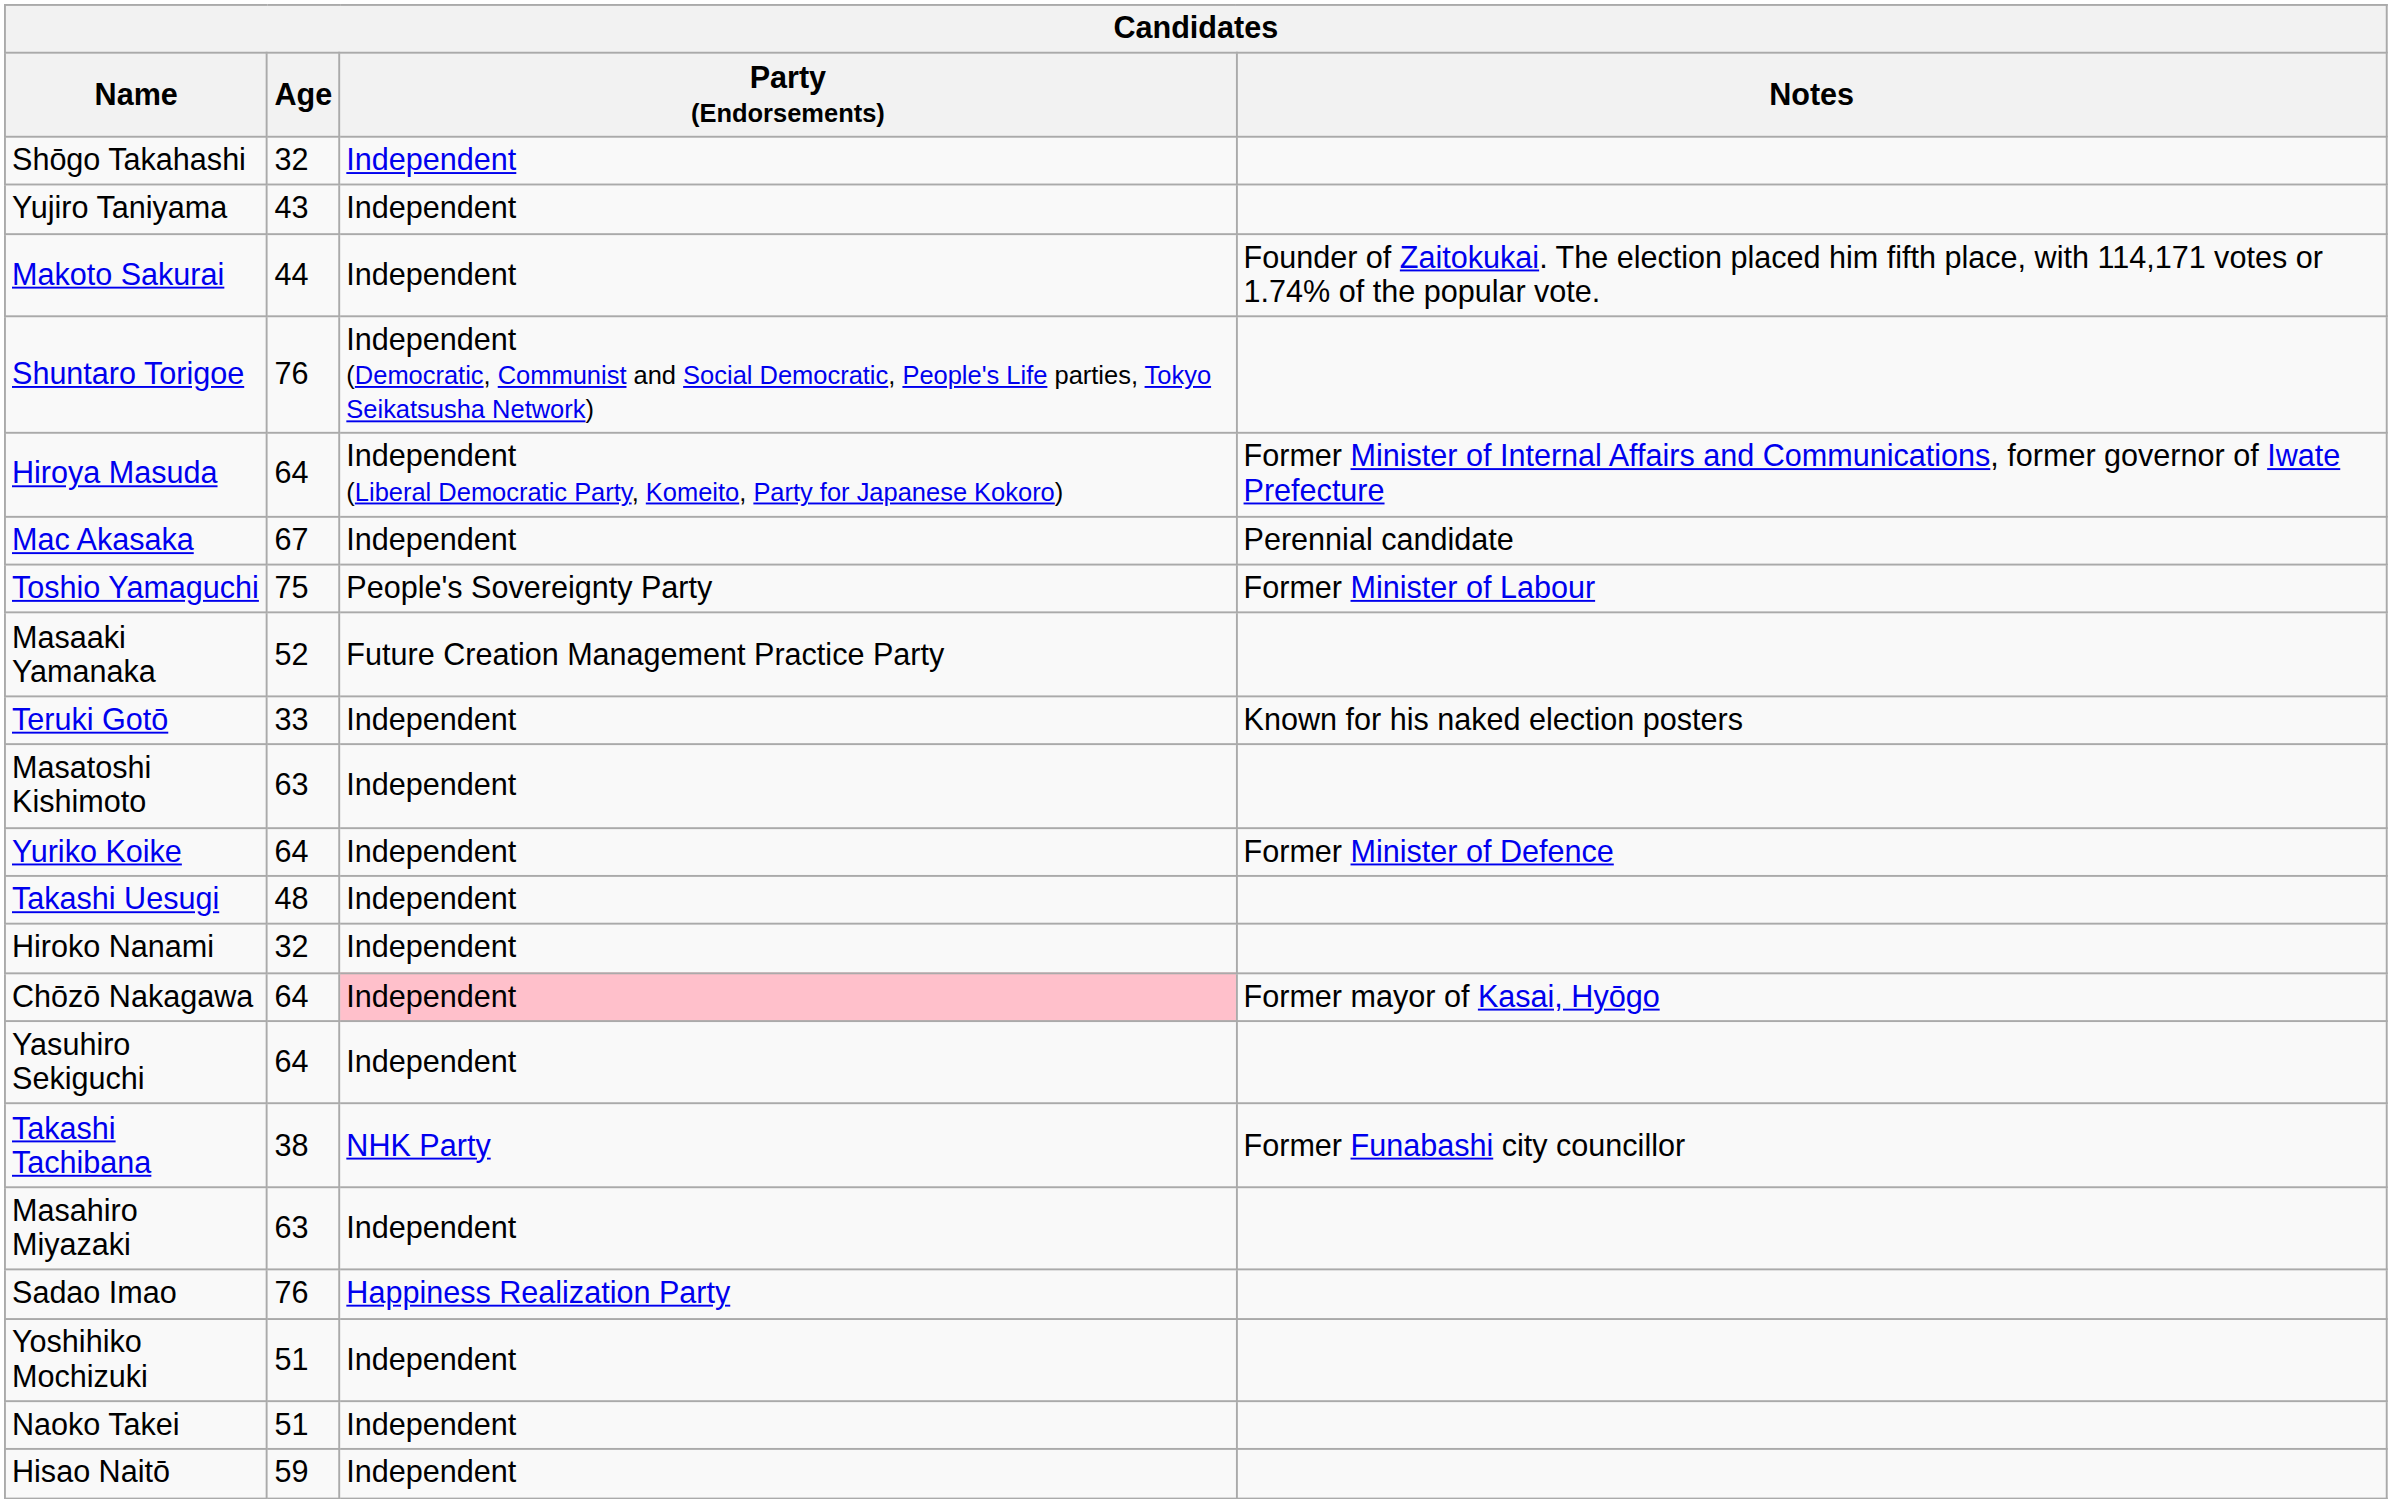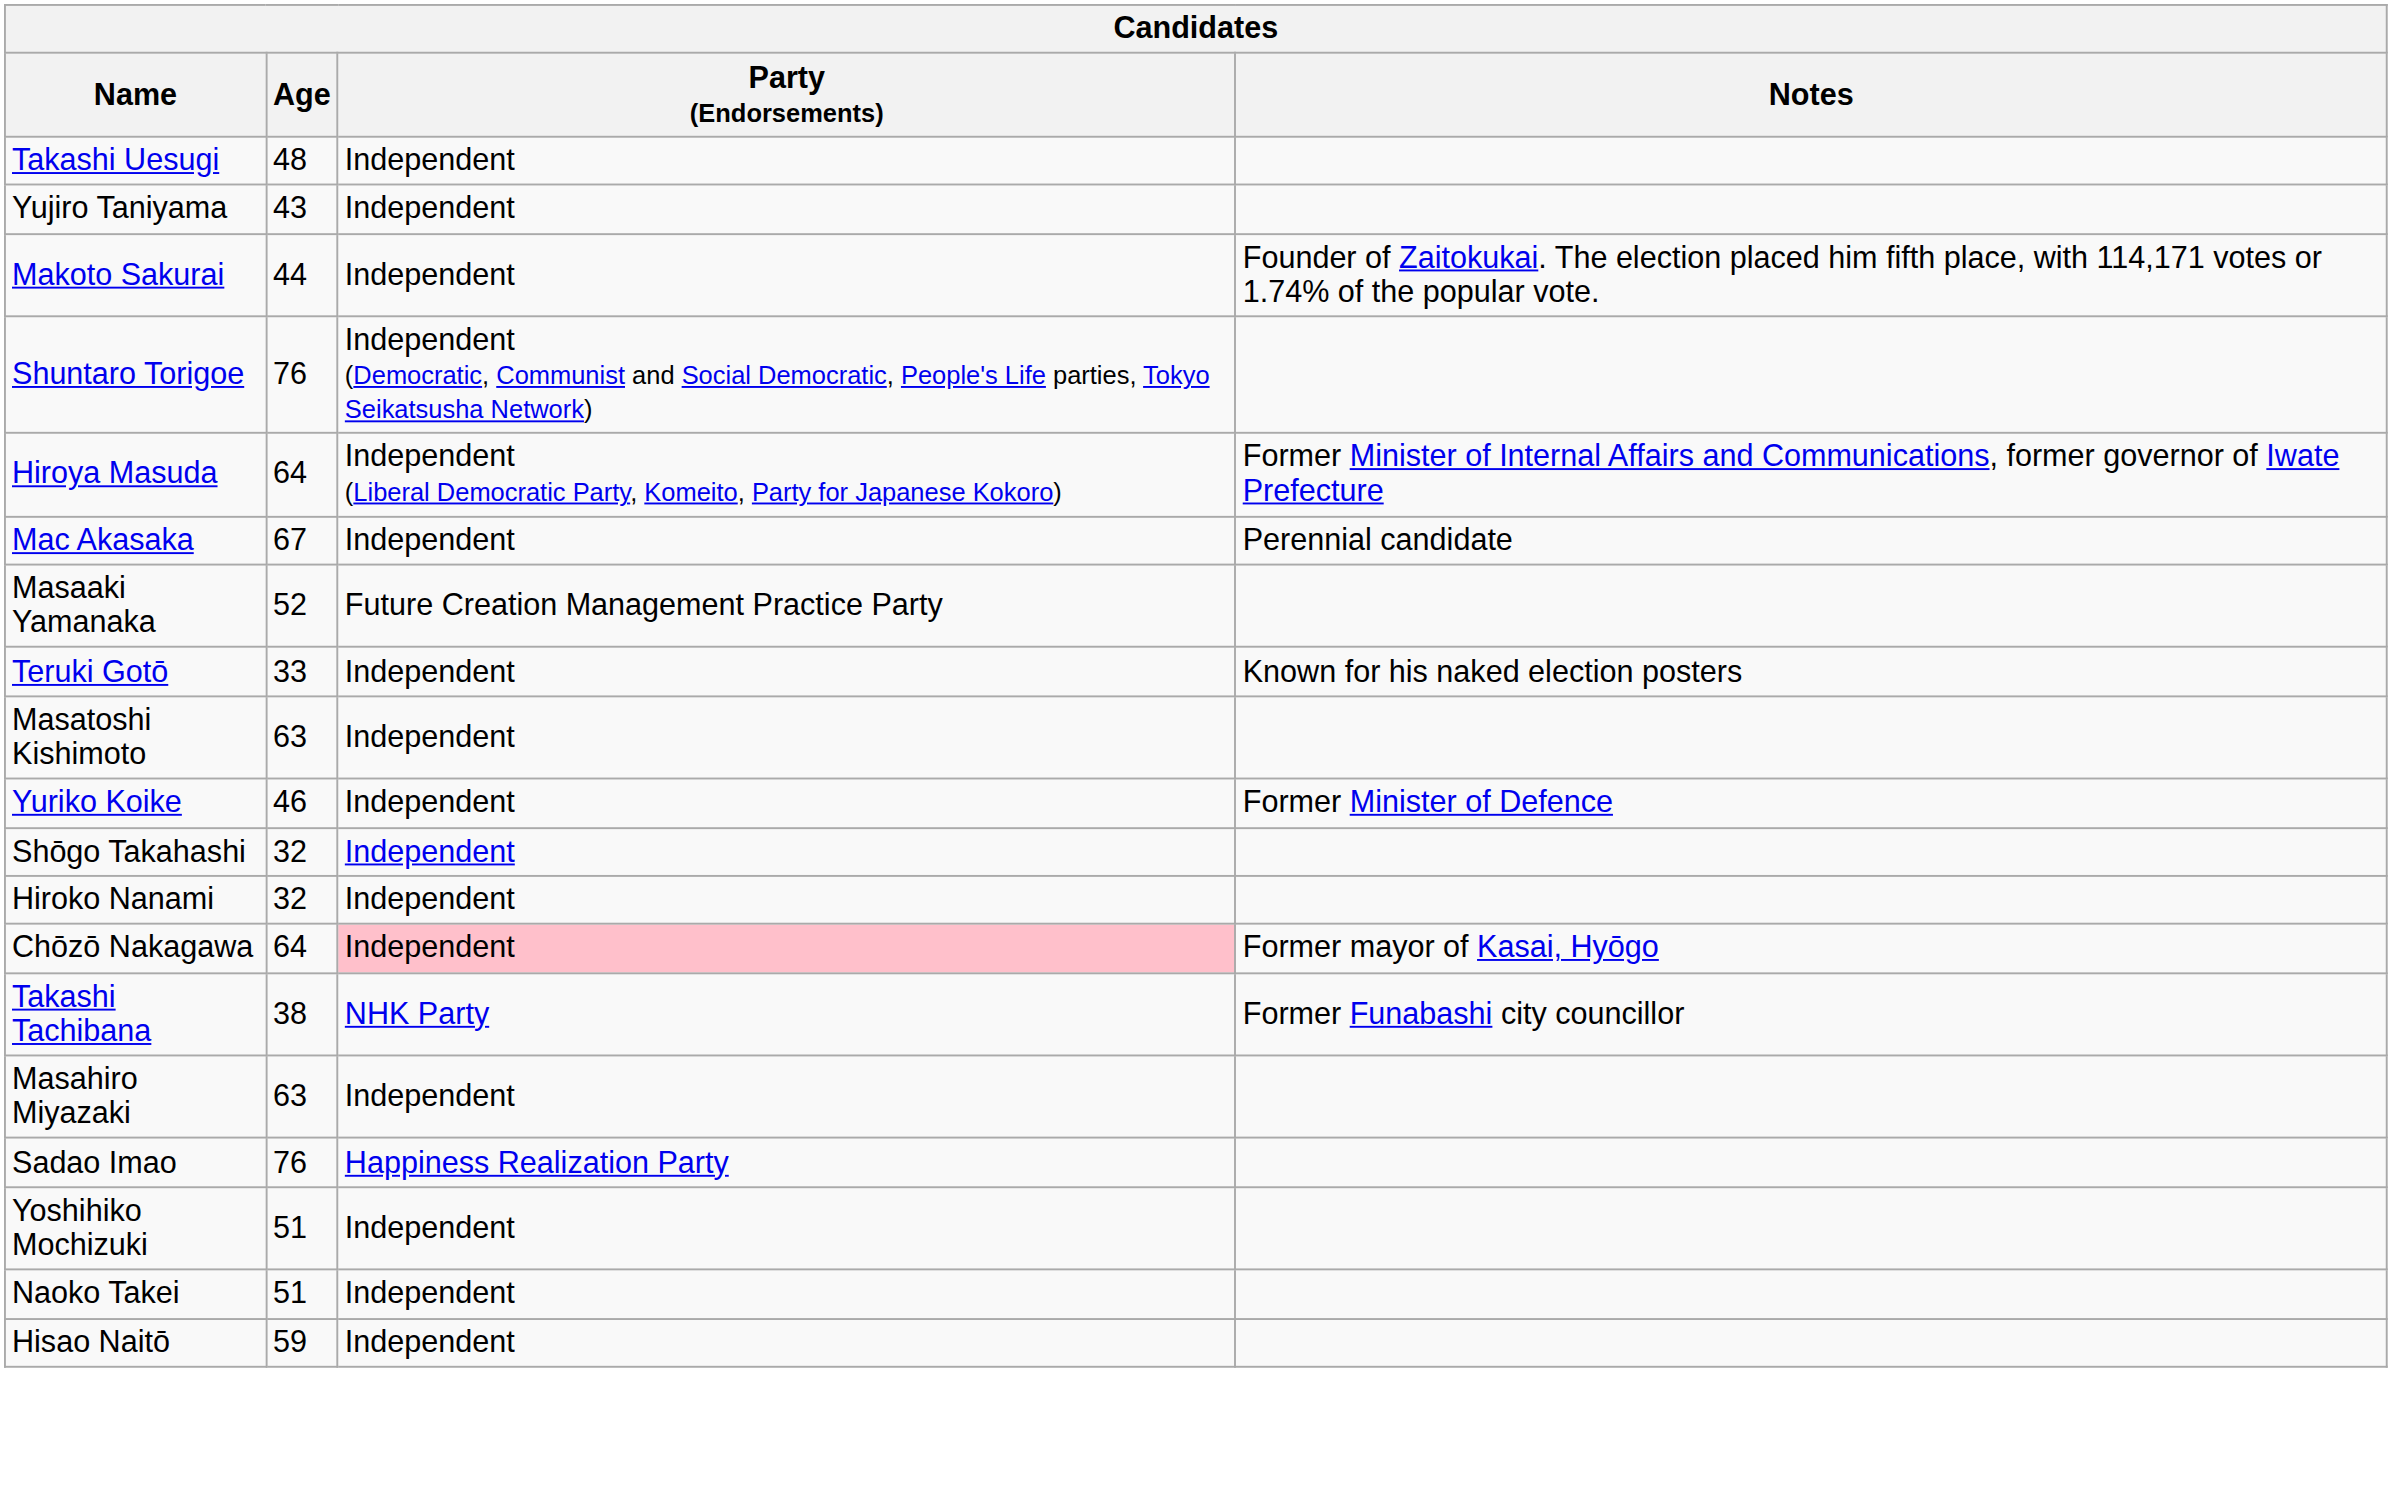rows swapped: (129, 160) <-> (116, 899)
- row: (135, 588)
(291, 850) 64 -> (290, 802) 46
- row: (78, 1062)
